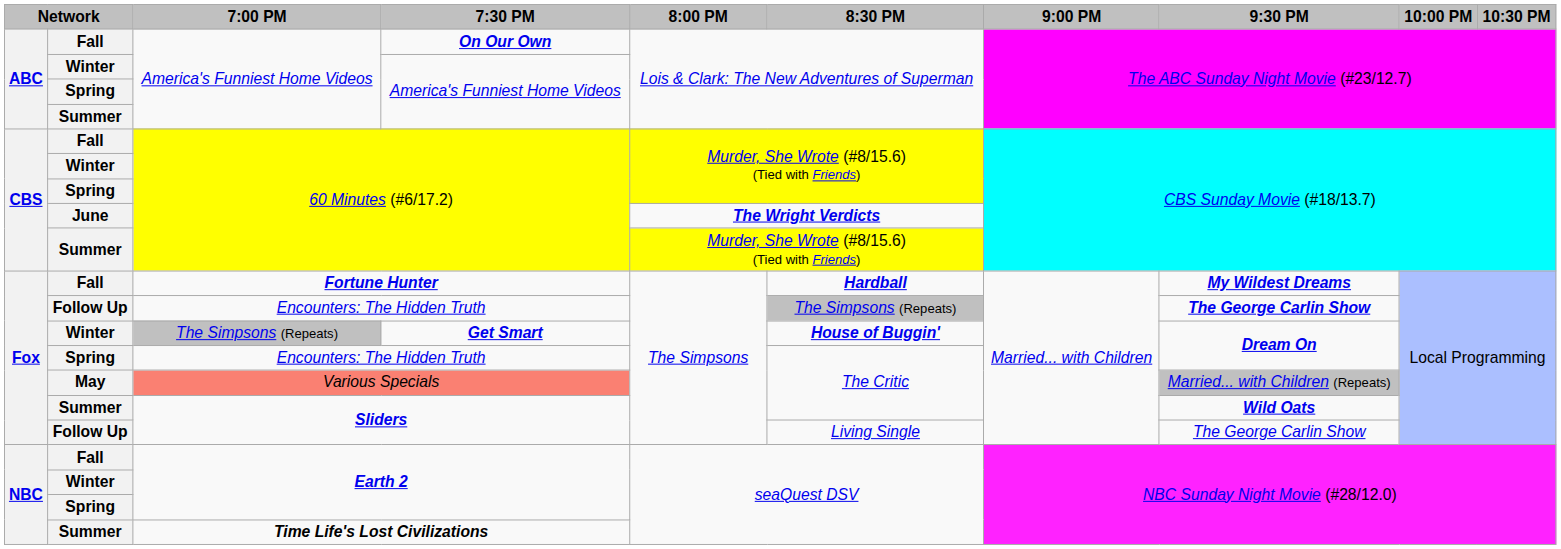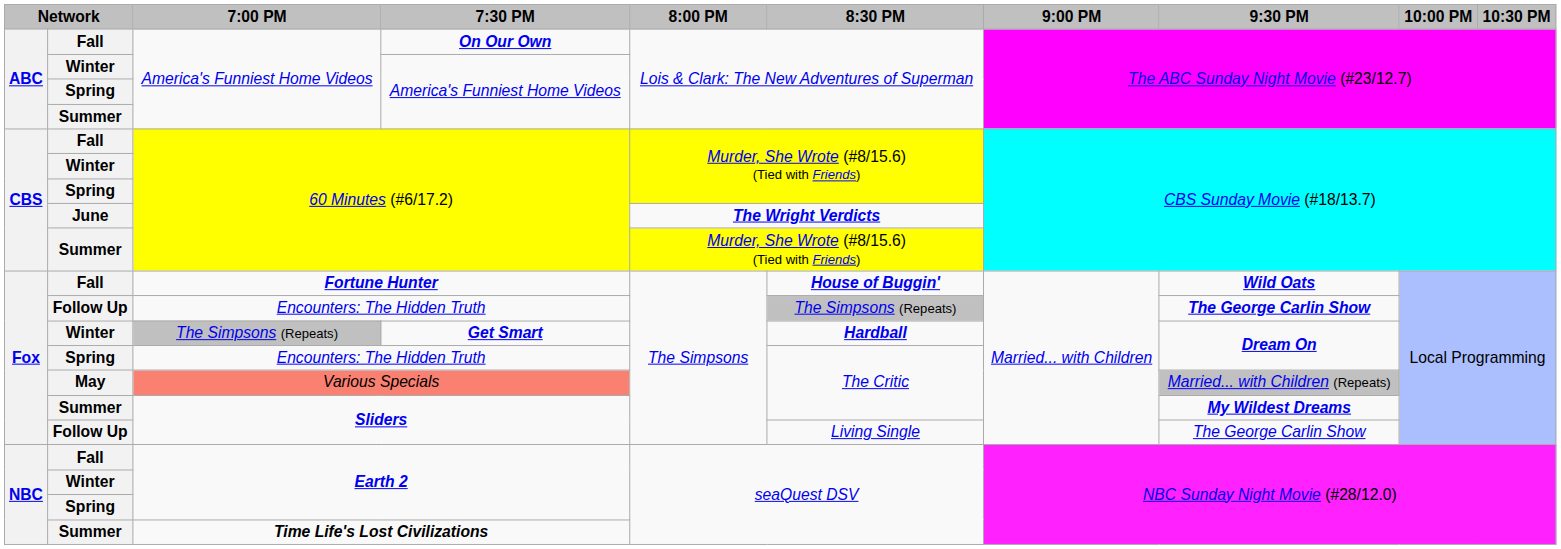(875, 283) Hardball -> (875, 283) House of Buggin'
(1279, 283) My Wildest Dreams -> (1279, 283) Wild Oats
(875, 332) House of Buggin' -> (875, 332) Hardball
(1279, 407) Wild Oats -> (1279, 407) My Wildest Dreams
